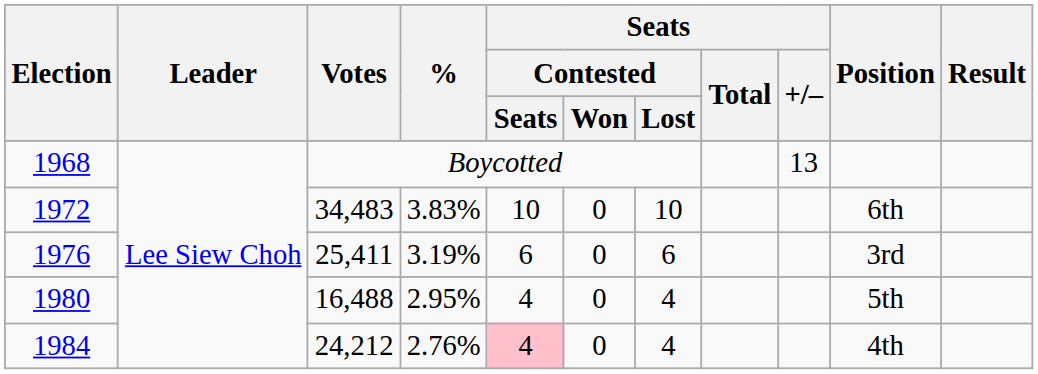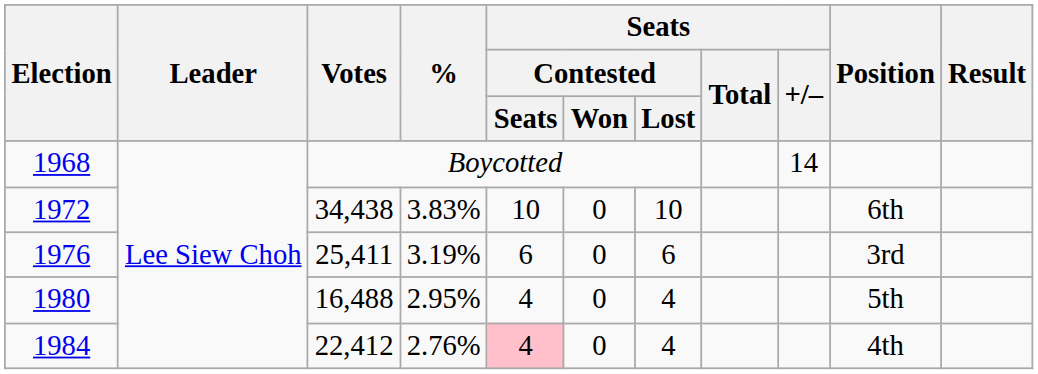(804, 163) 13 -> (804, 163) 14
(354, 208) 34,483 -> (354, 208) 34,438
(354, 345) 24,212 -> (354, 345) 22,412
